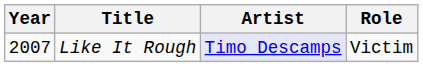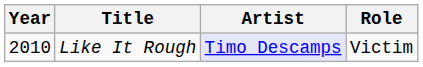(30, 48) 2007 -> (30, 48) 2010
